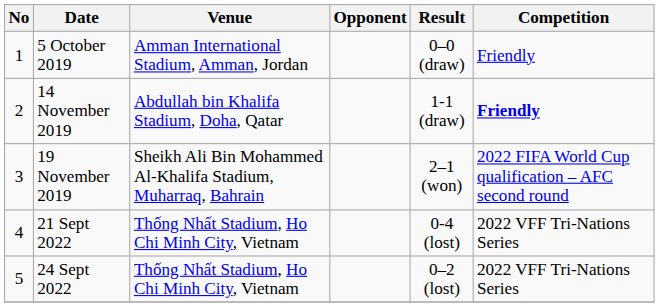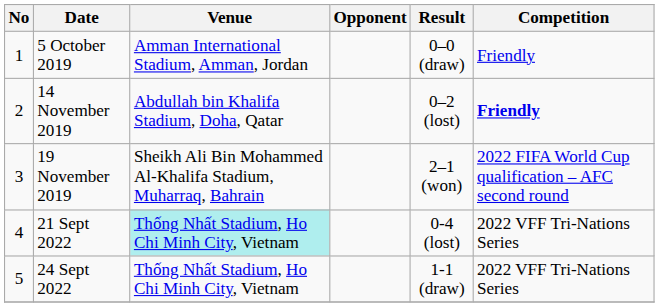(442, 110) 1-1 (draw) -> (442, 110) 0–2 (lost)
(220, 232) no background -> (220, 232) paleturquoise background
(442, 279) 0–2 (lost) -> (442, 279) 1-1 (draw)
